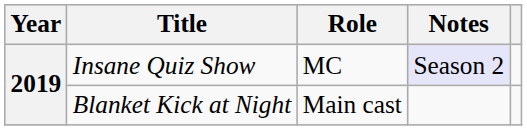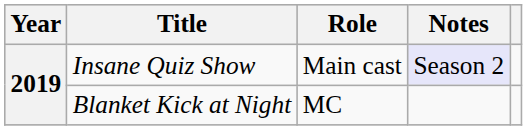(323, 64) MC -> (352, 64) Main cast
(352, 104) Main cast -> (323, 104) MC
